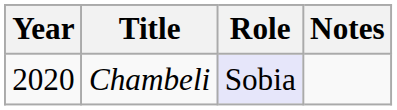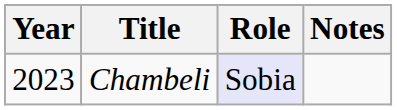(43, 78) 2020 -> (43, 78) 2023
